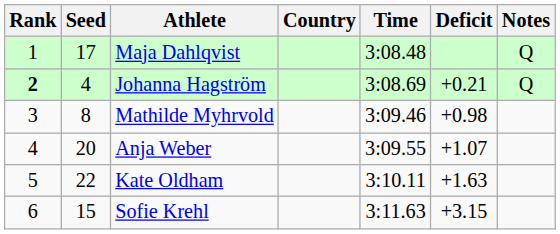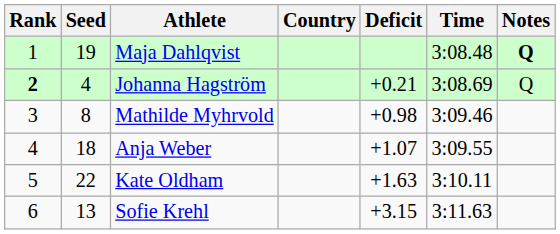columns swapped: (396, 20) <-> (464, 20)
(86, 52) 17 -> (86, 52) 19
(526, 52) normal -> (526, 52) bold
(86, 148) 20 -> (86, 148) 18
(86, 212) 15 -> (86, 212) 13
